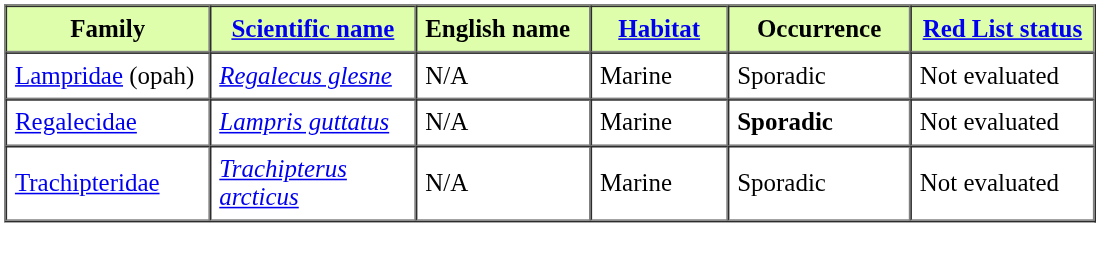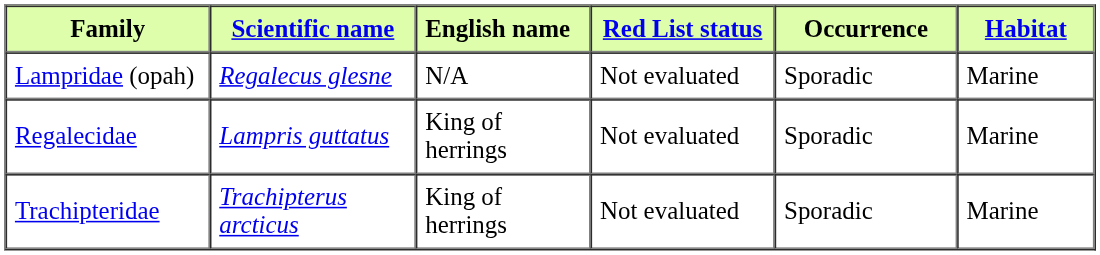columns swapped: (659, 28) <-> (1002, 28)
(447, 122) N/A -> (466, 136) King of herrings
(785, 122) bold -> (828, 136) normal
(447, 183) N/A -> (466, 211) King of herrings
